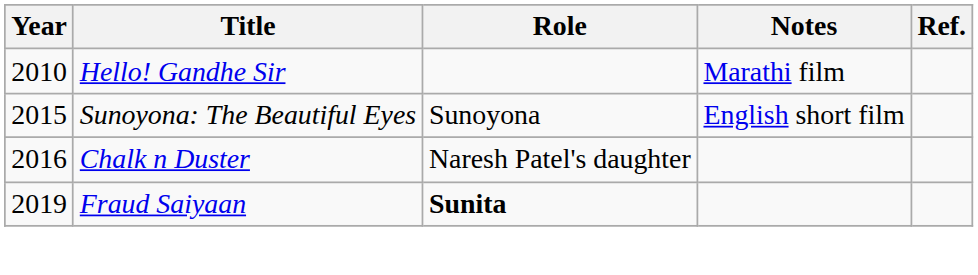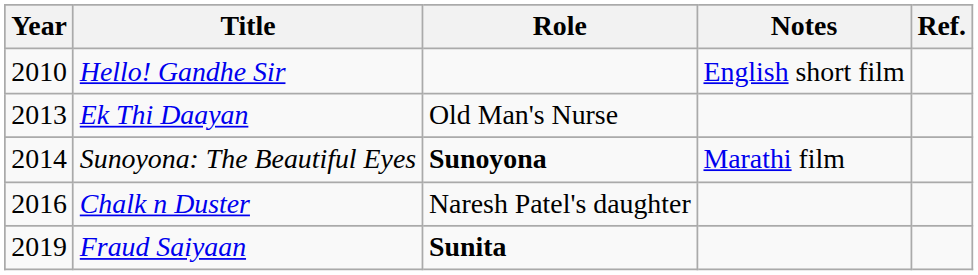(774, 70) Marathi film -> (804, 70) English short film
+ row: (164, 114)
(39, 114) 2015 -> (39, 159) 2014
(485, 114) normal -> (488, 159) bold
(804, 114) English short film -> (774, 159) Marathi film
